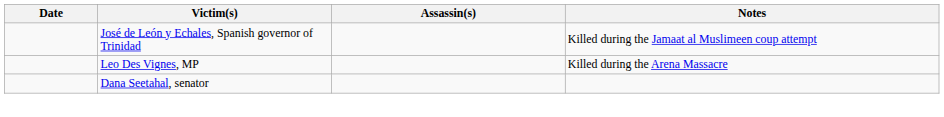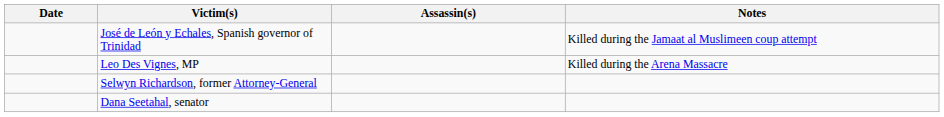+ row: (209, 83)
